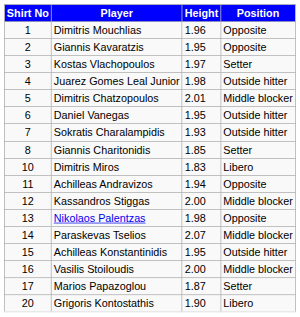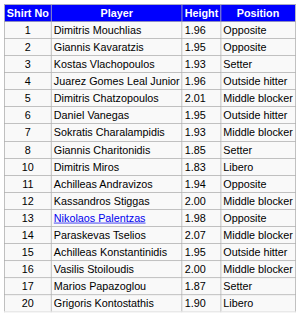(195, 64) 1.97 -> (195, 64) 1.93
(195, 81) 1.98 -> (195, 81) 1.96
(255, 133) Outside hitter -> (258, 133) Middle blocker
